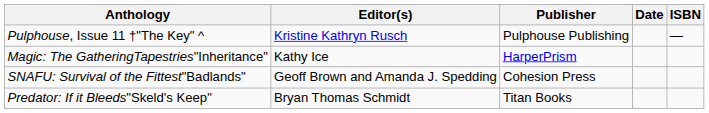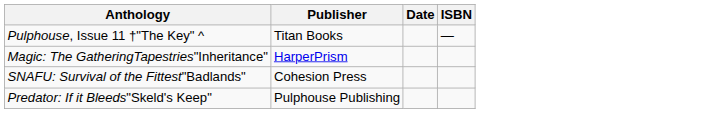- column: (385, 14)
(566, 35) Pulphouse Publishing -> (308, 35) Titan Books
(537, 98) Titan Books -> (337, 98) Pulphouse Publishing
